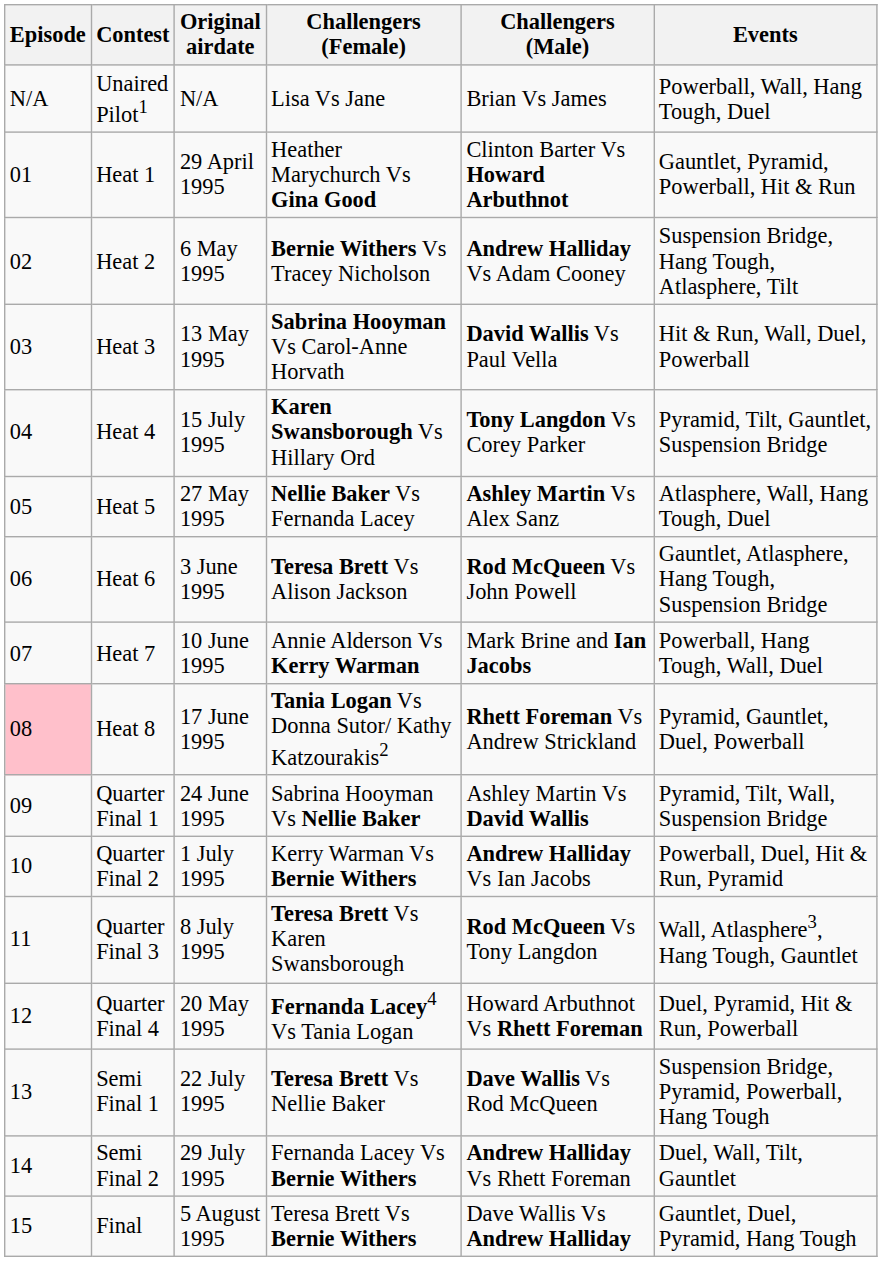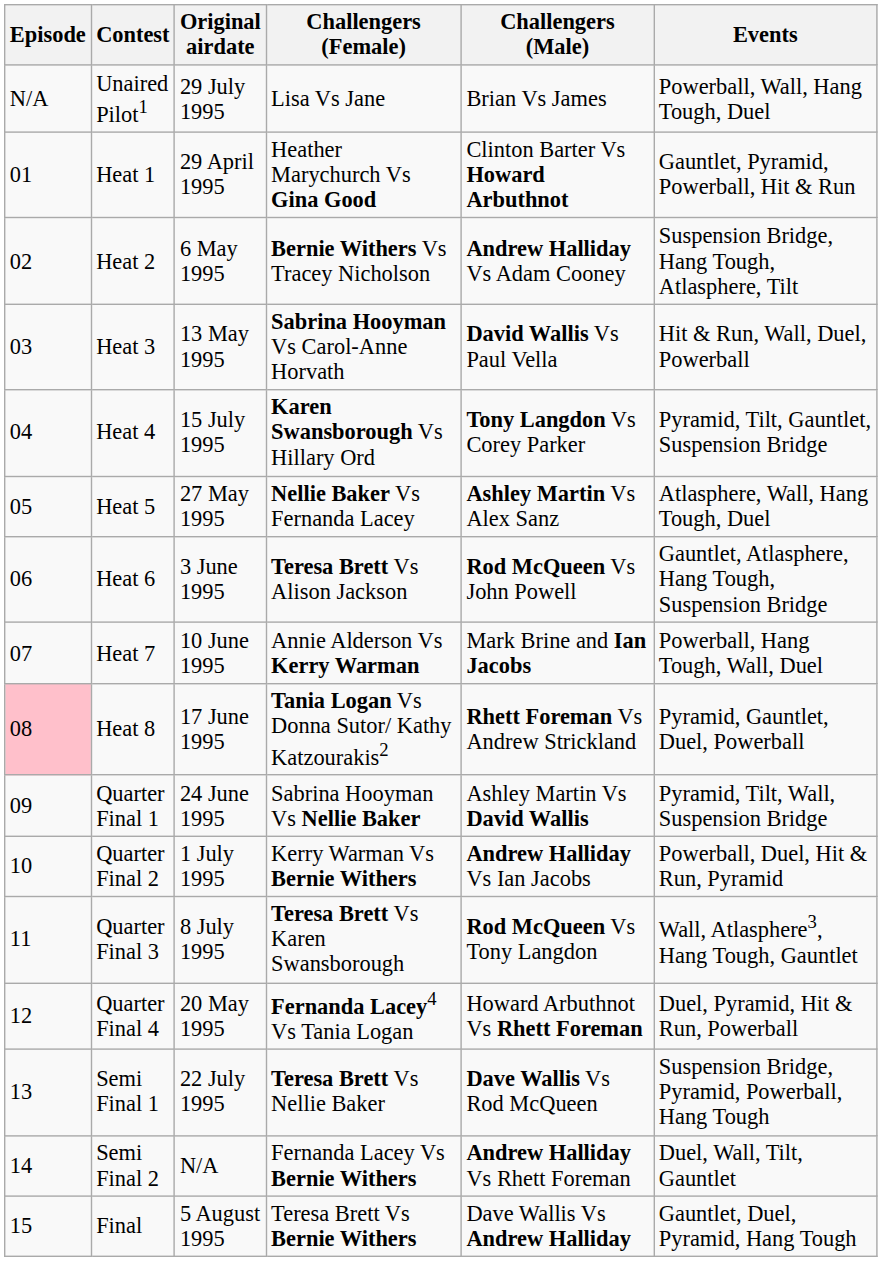(199, 98) N/A -> (213, 98) 29 July 1995
(213, 1165) 29 July 1995 -> (199, 1165) N/A
